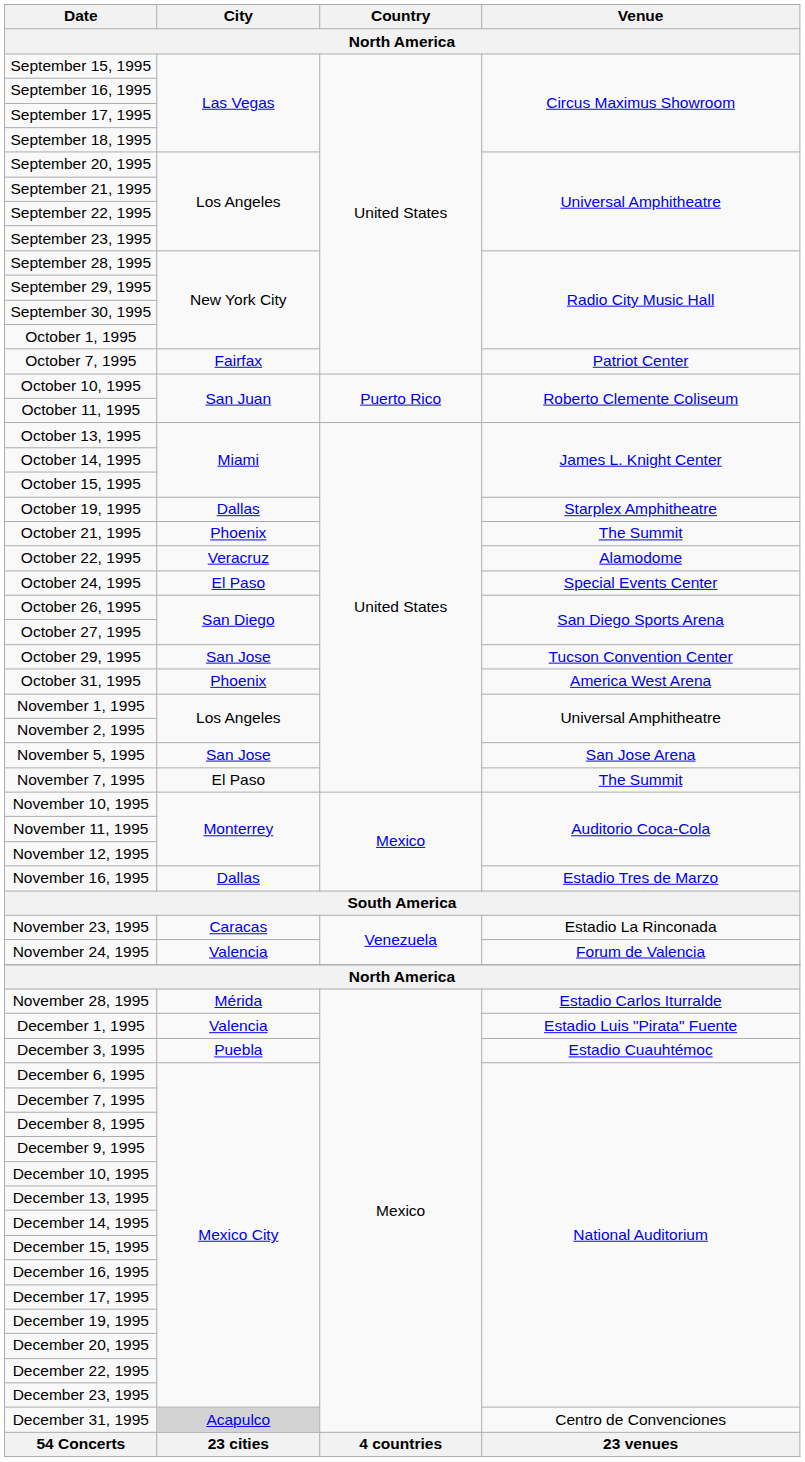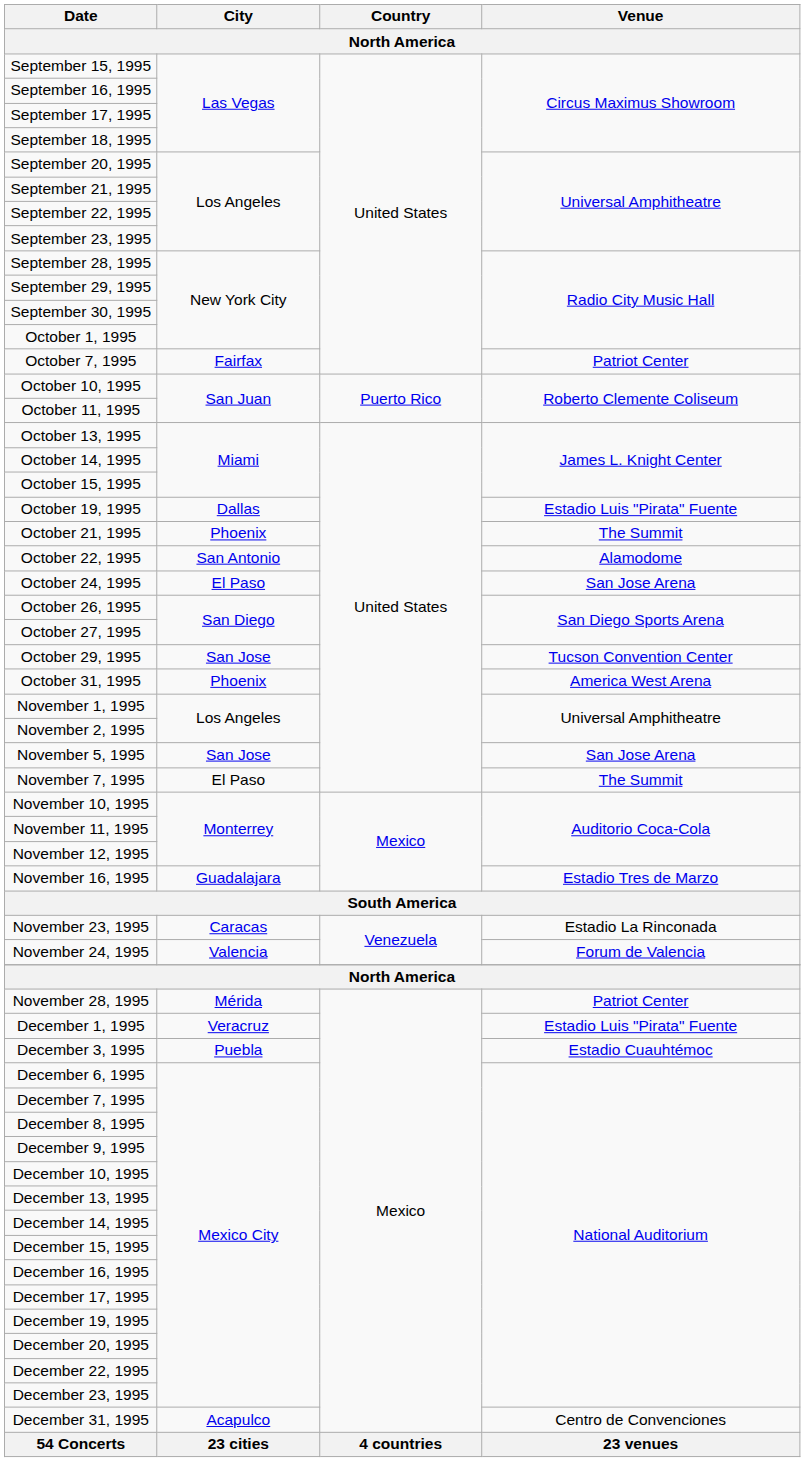(641, 509) Starplex Amphitheatre -> (641, 509) Estadio Luis "Pirata" Fuente
(238, 558) Veracruz -> (238, 558) San Antonio
(641, 582) Special Events Center -> (641, 582) San Jose Arena
(238, 878) Dallas -> (238, 878) Guadalajara
(641, 1001) Estadio Carlos Iturralde -> (641, 1001) Patriot Center
(238, 1025) Valencia -> (238, 1025) Veracruz
(238, 1419) lightgrey background -> (238, 1419) no background
